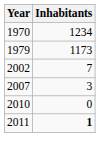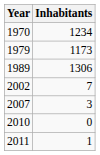+ row: (19, 68)
(89, 123) bold -> (89, 141) normal
